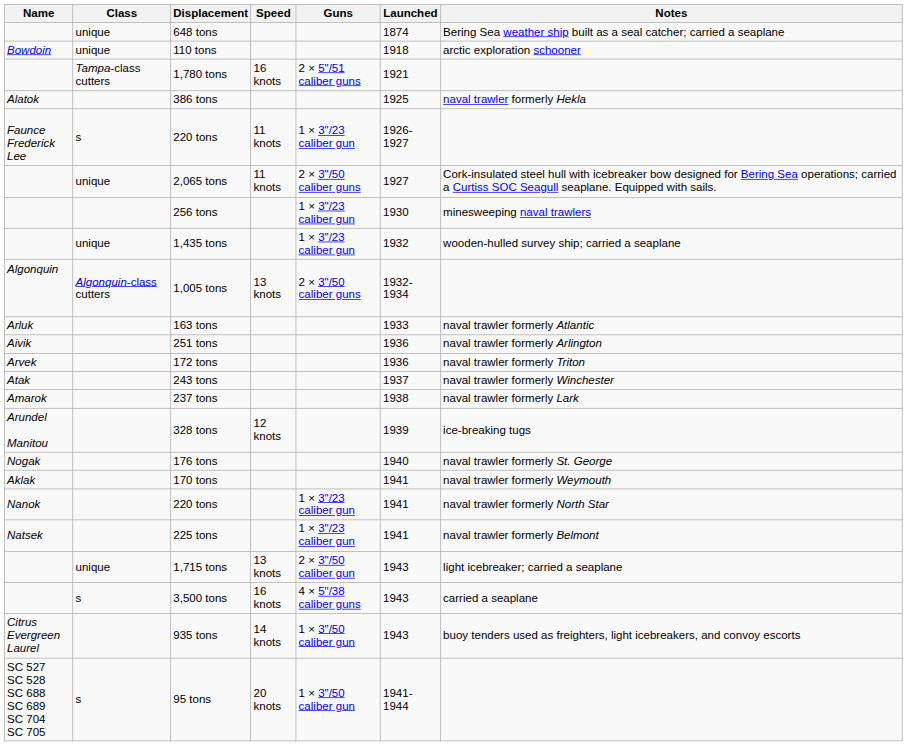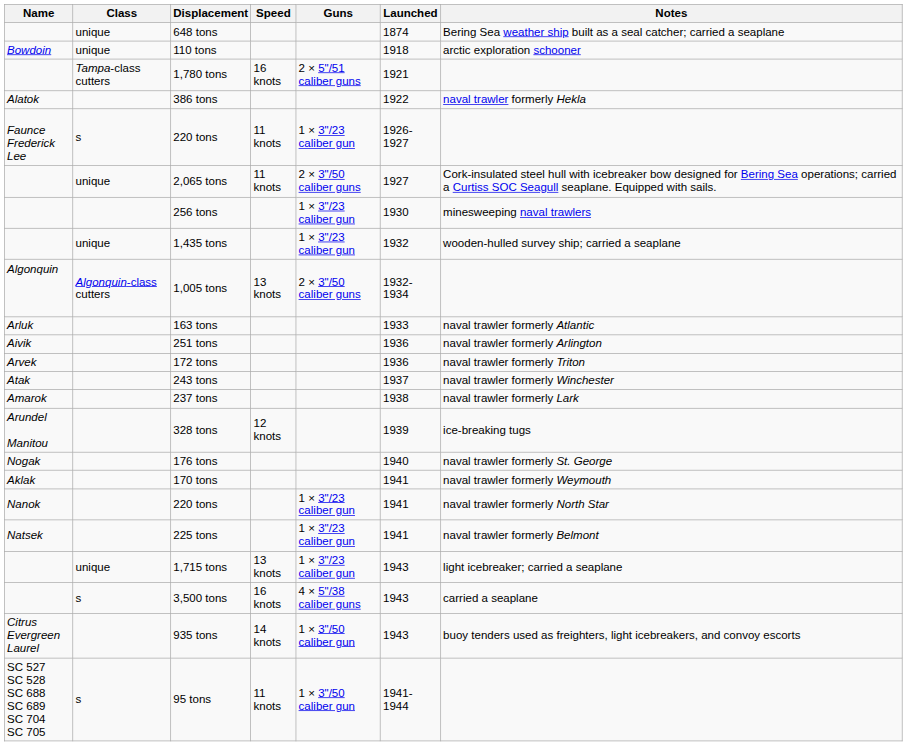(396, 99) 1925 -> (396, 99) 1922
(327, 566) 2 × 3"/50 caliber gun -> (327, 566) 1 × 3"/23 caliber gun
(267, 699) 20 knots -> (267, 699) 11 knots
